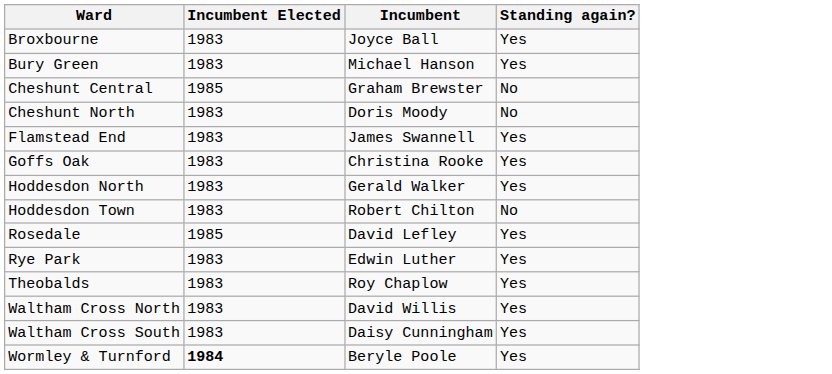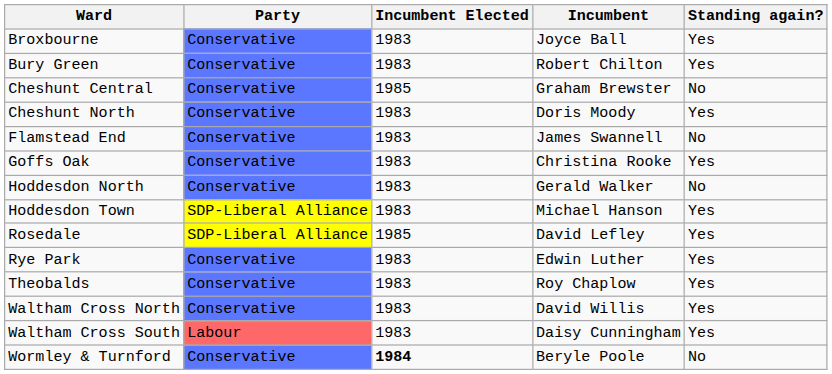+ column: (278, 17)
(411, 66) Michael Hanson -> (599, 66) Robert Chilton
(509, 114) No -> (701, 114) Yes
(513, 139) Yes -> (697, 139) No
(513, 187) Yes -> (697, 187) No
(411, 212) Robert Chilton -> (599, 212) Michael Hanson
(509, 212) No -> (701, 212) Yes
(513, 358) Yes -> (697, 358) No
